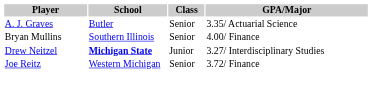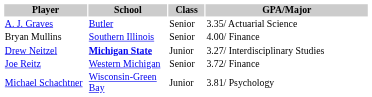+ row: (44, 83)
